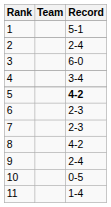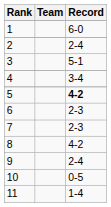(76, 29) 5-1 -> (76, 29) 6-0
(76, 62) 6-0 -> (76, 62) 5-1
